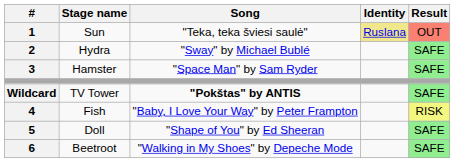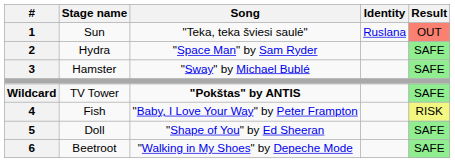(385, 32) khaki background -> (385, 32) no background
(245, 50) "Sway" by Michael Bublé -> (245, 50) "Space Man" by Sam Ryder
(245, 69) "Space Man" by Sam Ryder -> (245, 69) "Sway" by Michael Bublé
